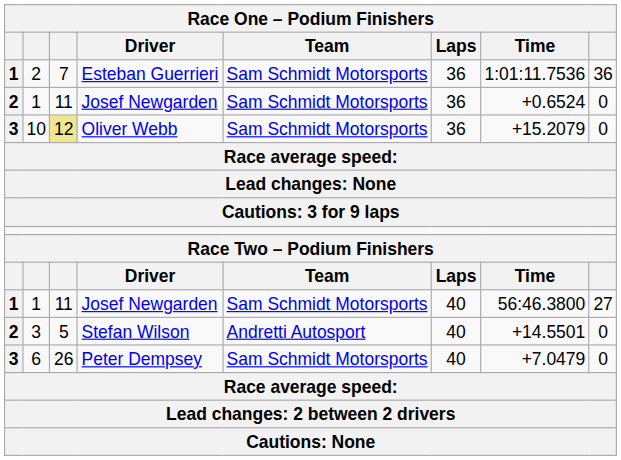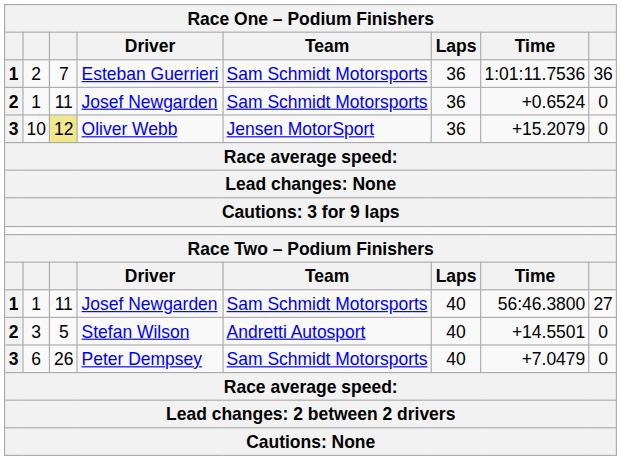(327, 129) Sam Schmidt Motorsports -> (300, 129) Jensen MotorSport
